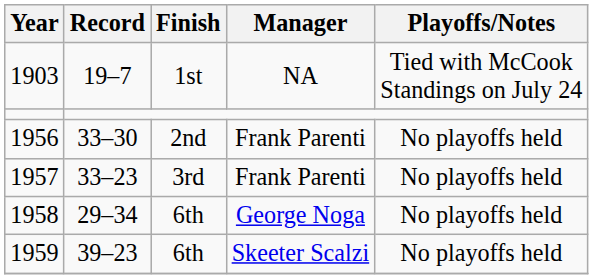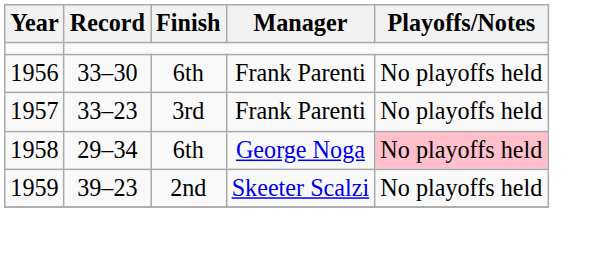- row: (34, 75)
(188, 138) 2nd -> (188, 73) 6th
(481, 215) no background -> (461, 149) pink background
(188, 253) 6th -> (188, 188) 2nd
